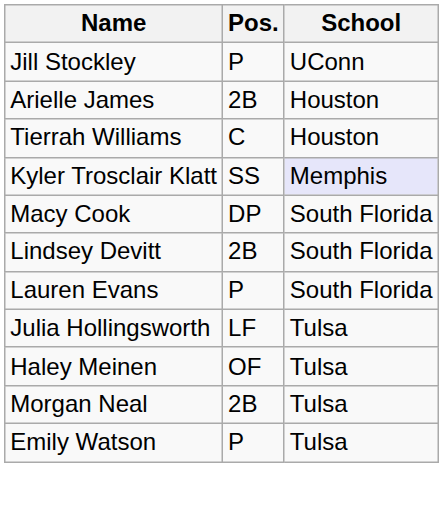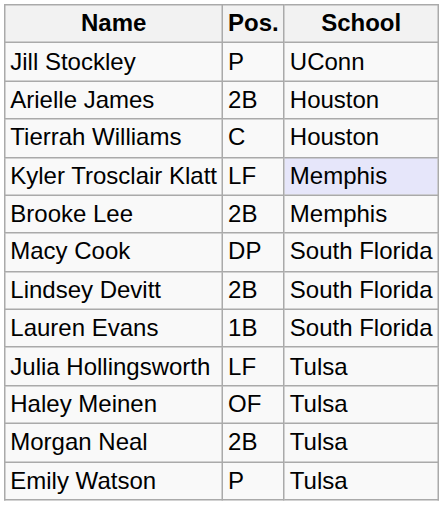(244, 175) SS -> (242, 175) LF
+ row: (72, 213)
(236, 289) P -> (243, 328) 1B
